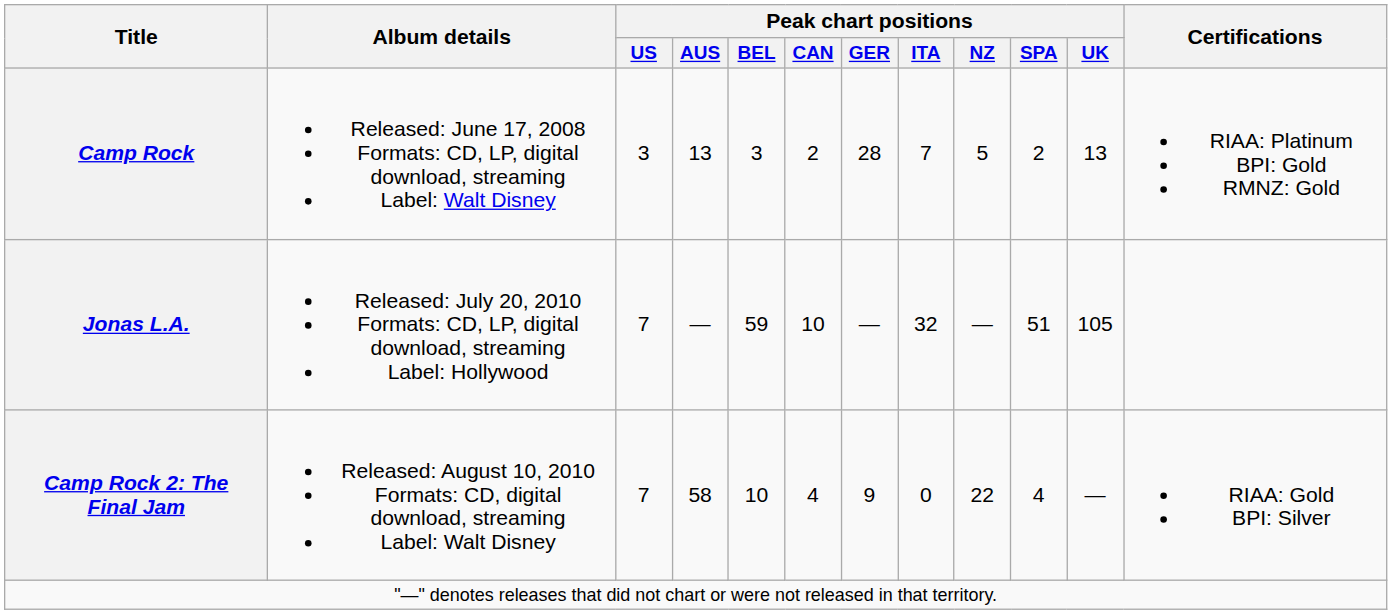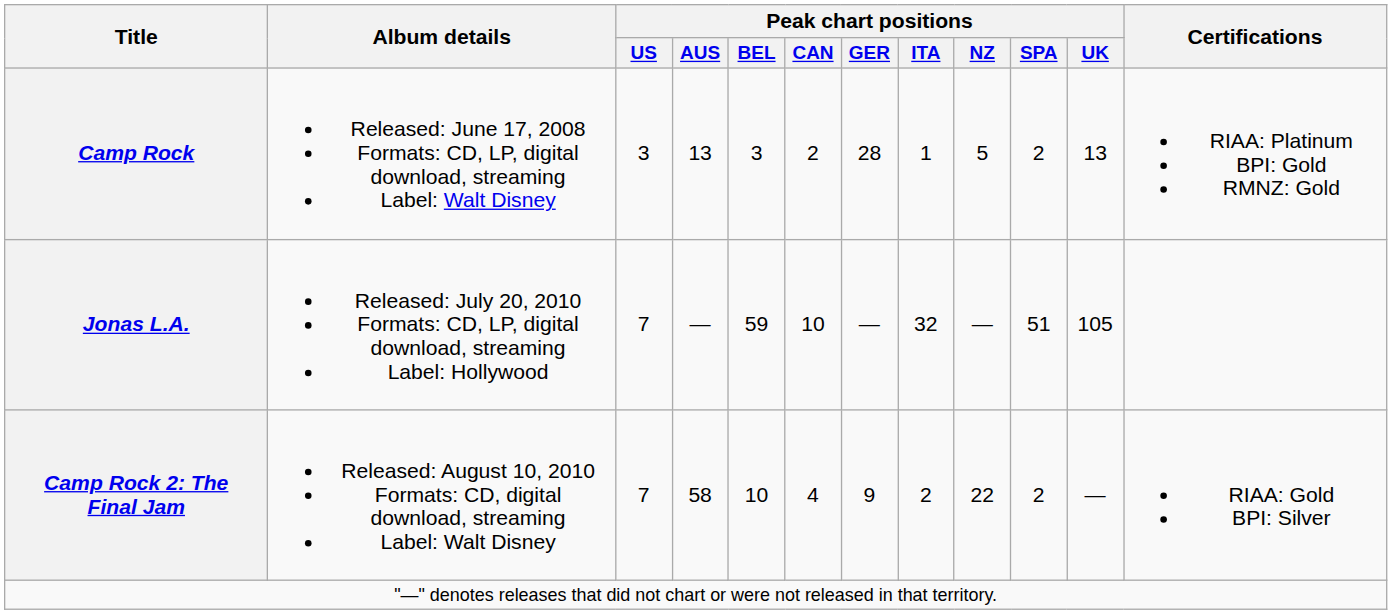(926, 153) 7 -> (926, 153) 1
(926, 494) 0 -> (926, 494) 2
(1039, 494) 4 -> (1039, 494) 2
